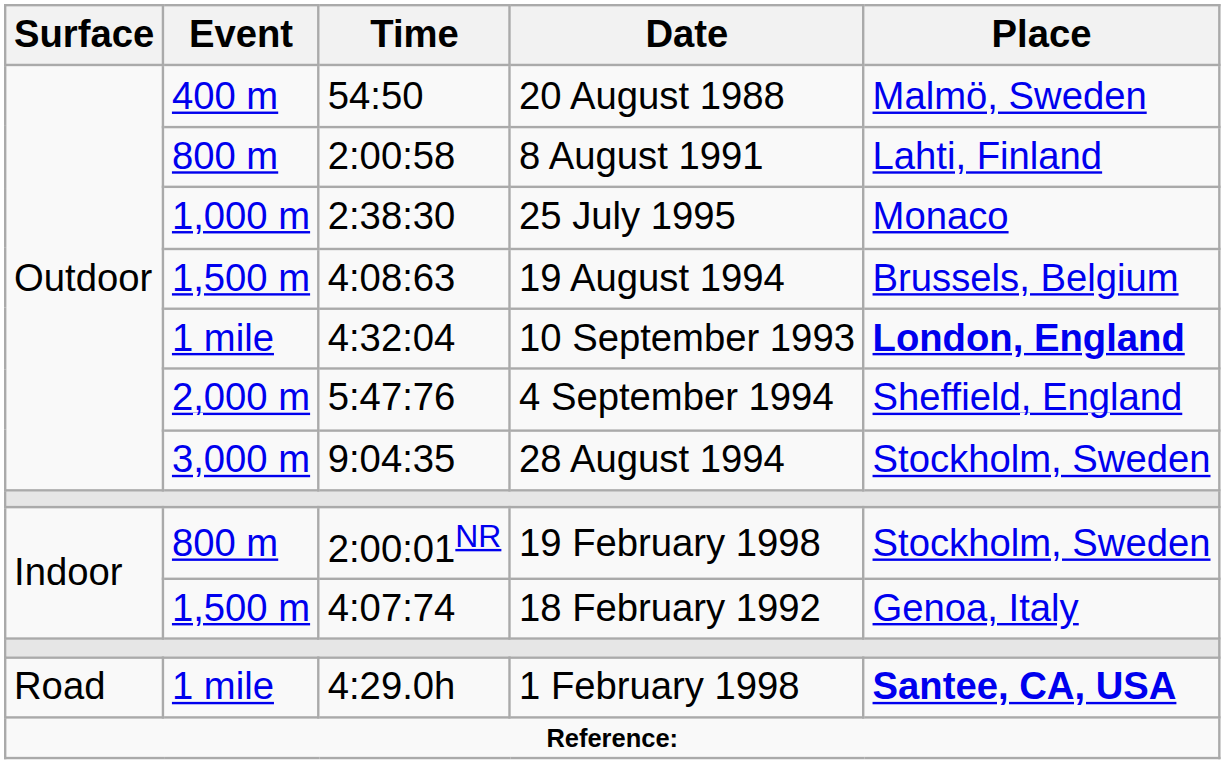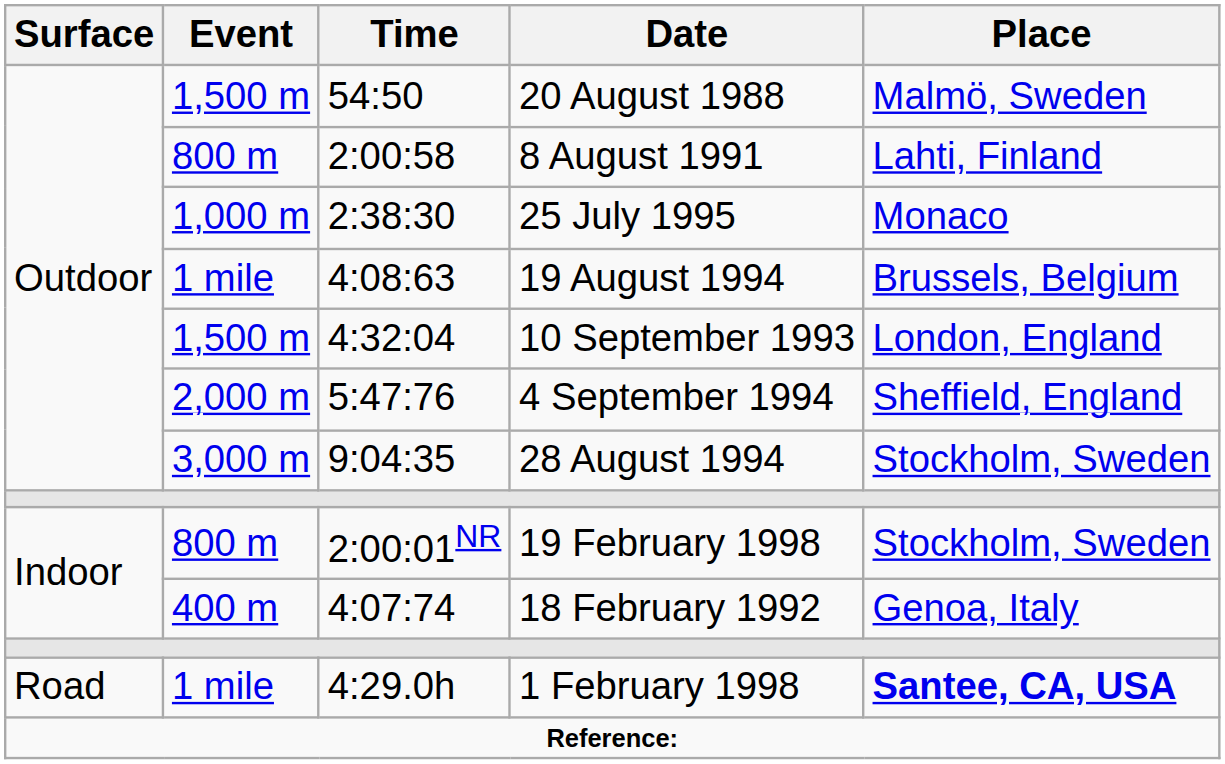(225, 95) 400 m -> (241, 95) 1,500 m
(241, 277) 1,500 m -> (223, 277) 1 mile
(223, 338) 1 mile -> (241, 338) 1,500 m
(1029, 338) bold -> (1017, 338) normal
(241, 608) 1,500 m -> (225, 608) 400 m
